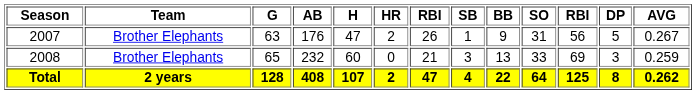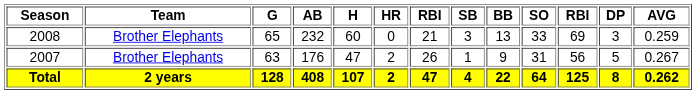rows swapped: (45, 36) <-> (45, 57)
